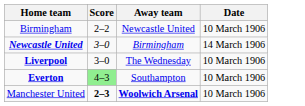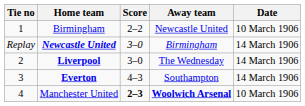+ column: (21, 12)
(234, 61) 10 March 1906 -> (267, 61) 14 March 1906
(102, 77) lightgreen background -> (135, 77) no background
(234, 77) 10 March 1906 -> (267, 77) 14 March 1906
